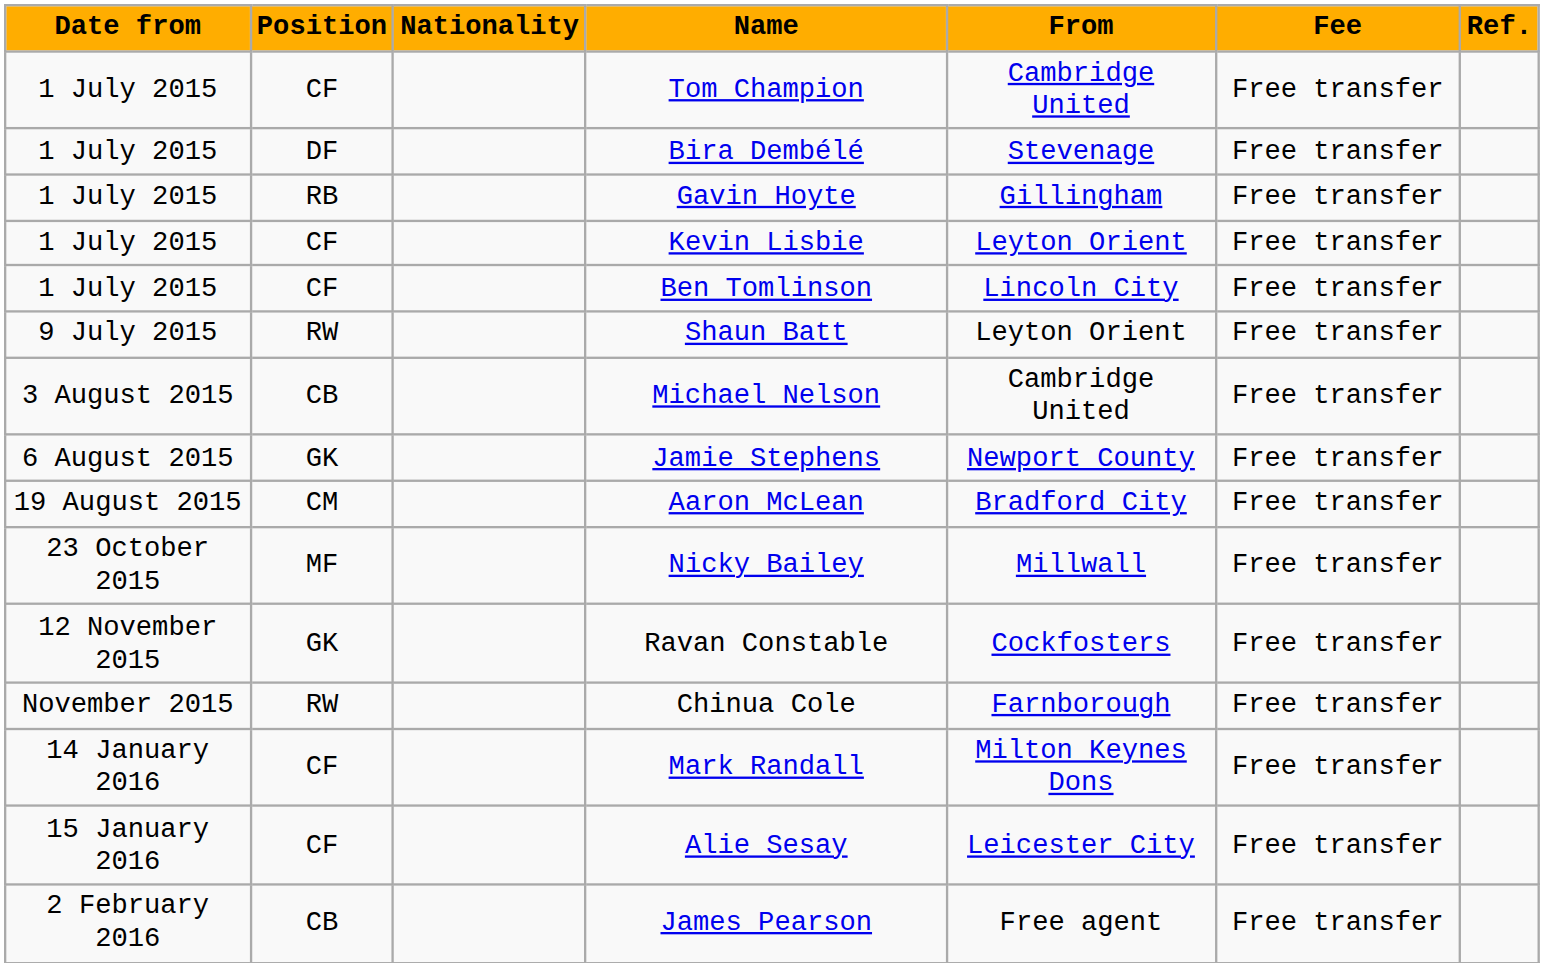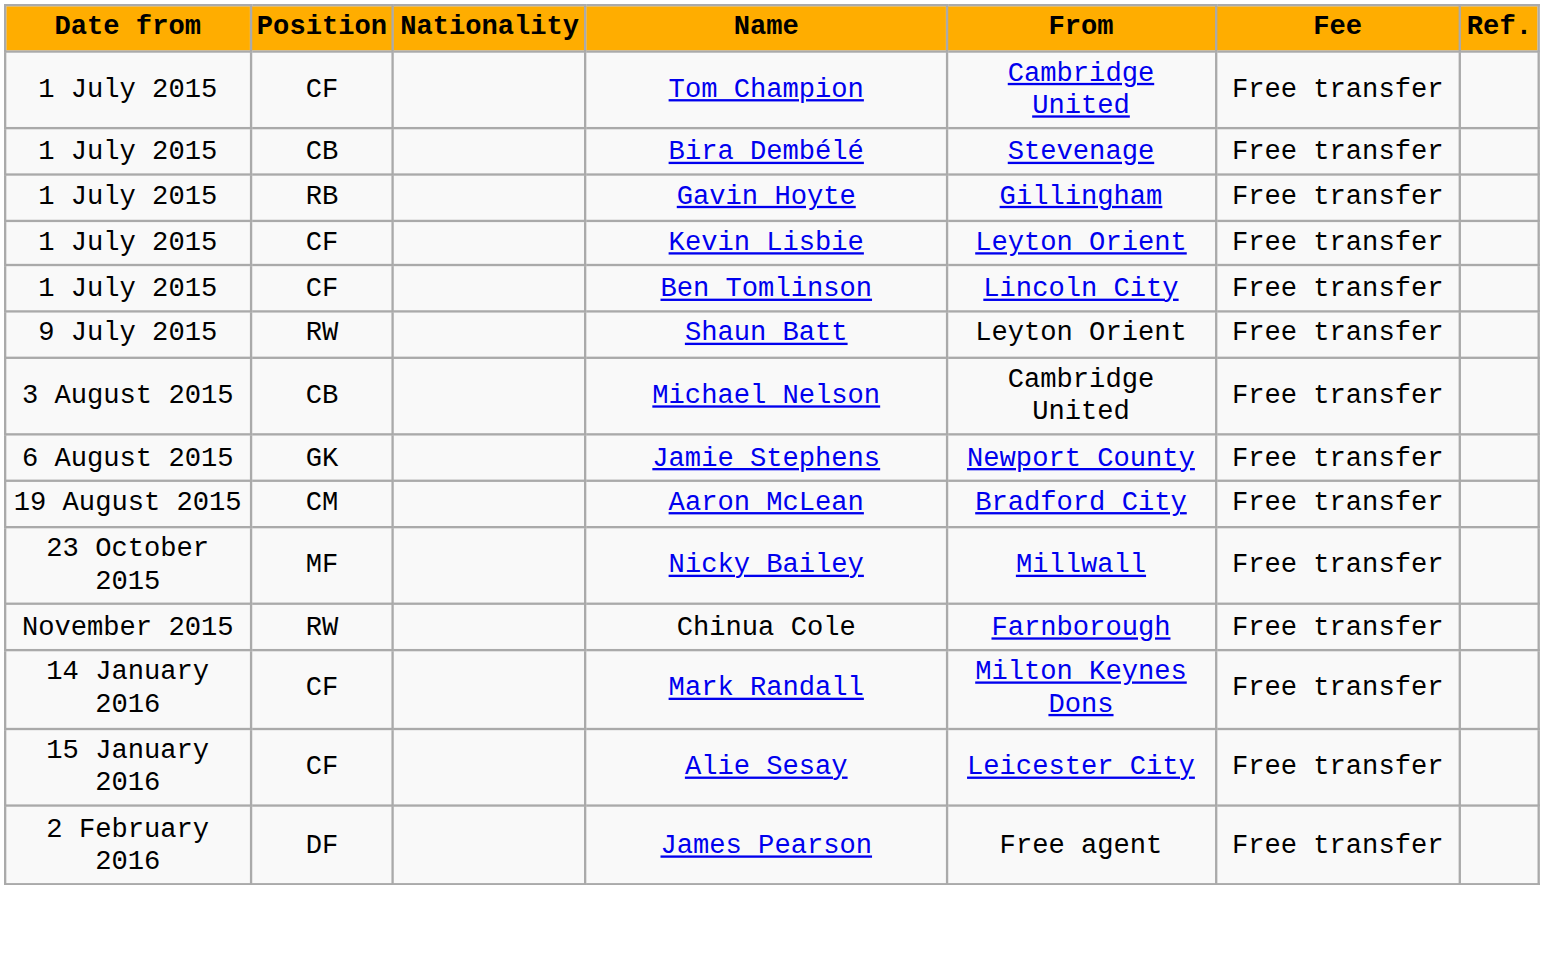(322, 151) DF -> (322, 151) CB
- row: (766, 643)
(322, 923) CB -> (322, 845) DF
